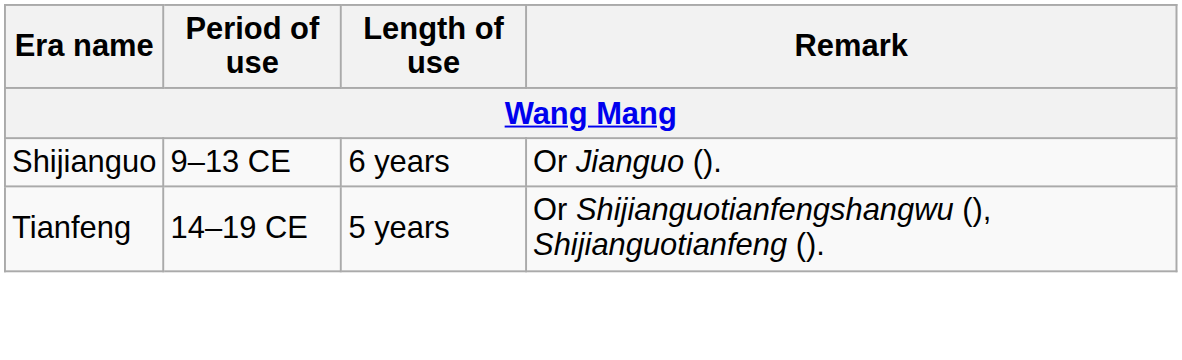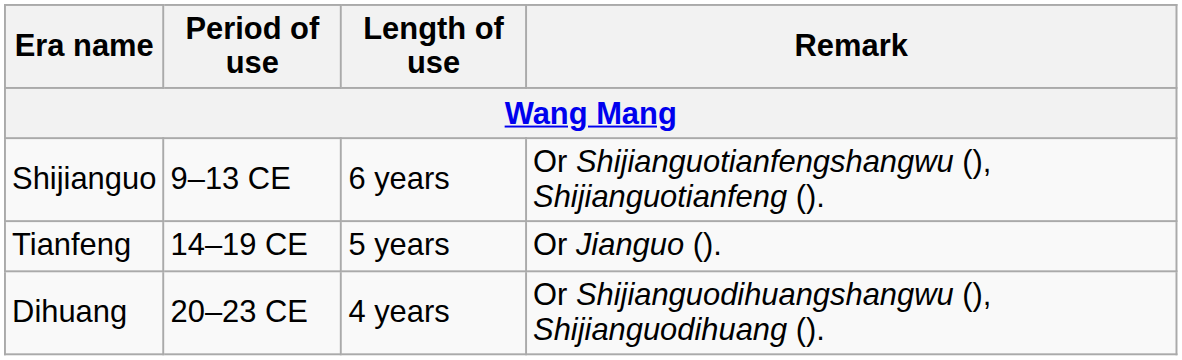(627, 161) Or Jianguo (). -> (762, 179) Or Shijianguotianfengshangwu (), Shijianguotianfeng ().
(762, 228) Or Shijianguotianfengshangwu (), Shijianguotianfeng (). -> (627, 245) Or Jianguo ().
+ row: (70, 311)
